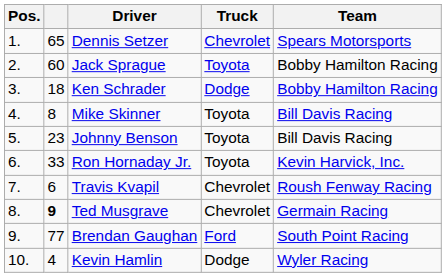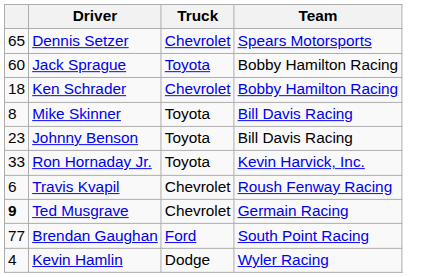- column: (24, 16)
(227, 89) Dodge -> (198, 89) Chevrolet
